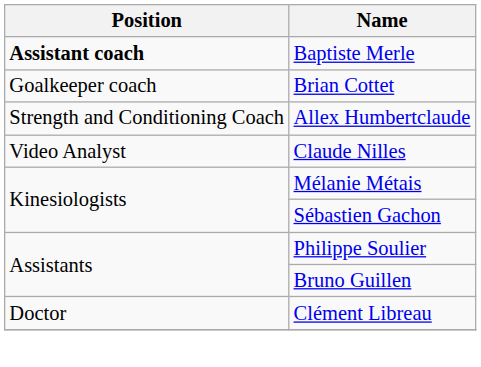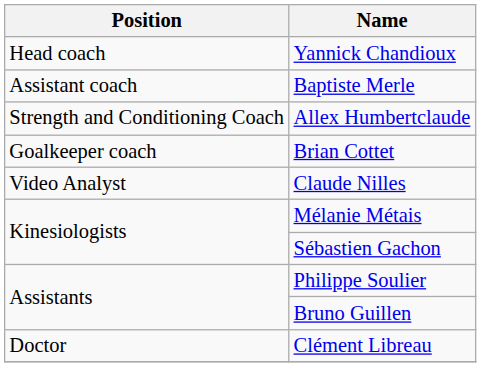+ row: (375, 53)
(77, 53) bold -> (73, 85) normal
rows swapped: (344, 85) <-> (382, 118)
